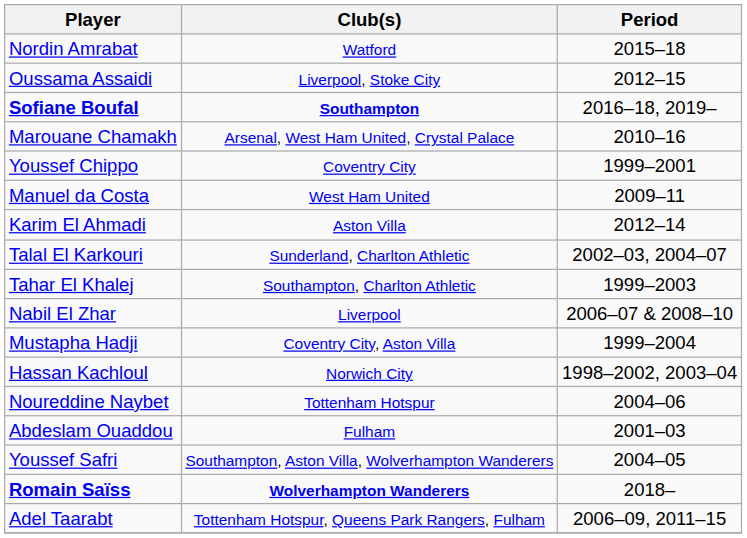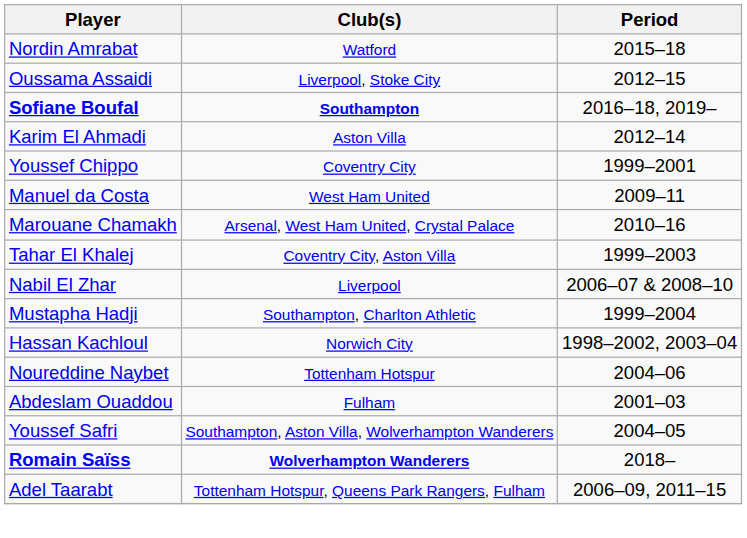rows swapped: (93, 137) <-> (77, 225)
- row: (76, 254)
(369, 286) Southampton, Charlton Athletic -> (369, 256) Coventry City, Aston Villa
(369, 344) Coventry City, Aston Villa -> (369, 315) Southampton, Charlton Athletic
